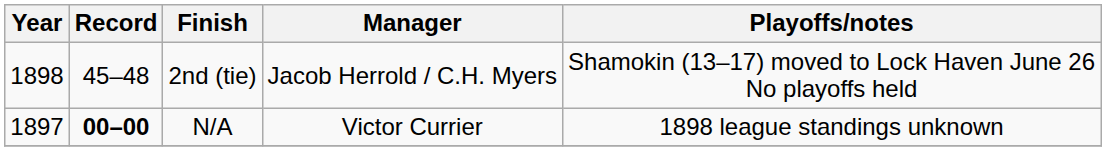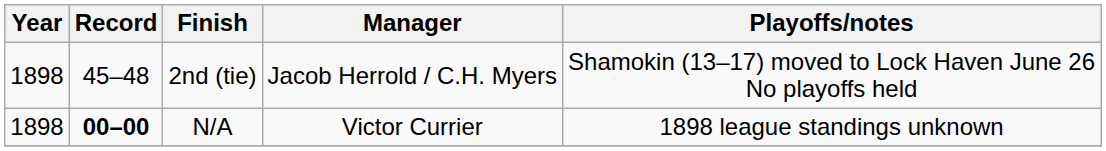(37, 126) 1897 -> (37, 126) 1898
